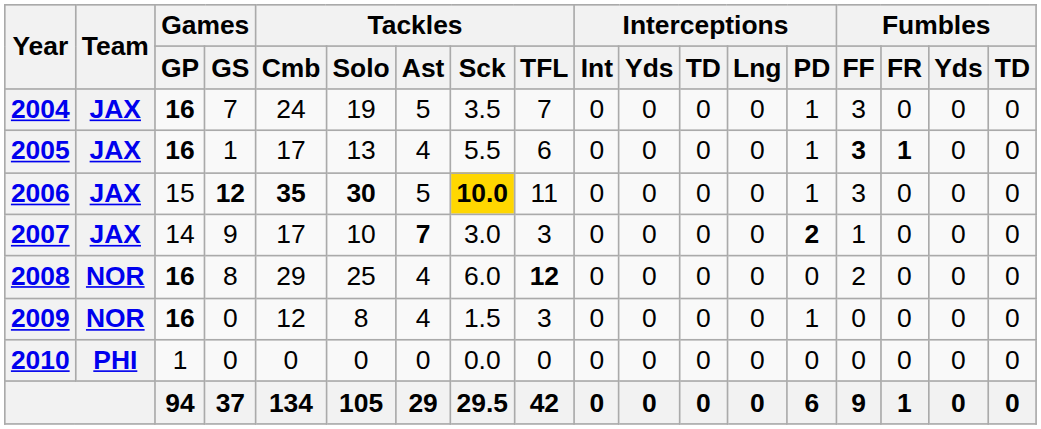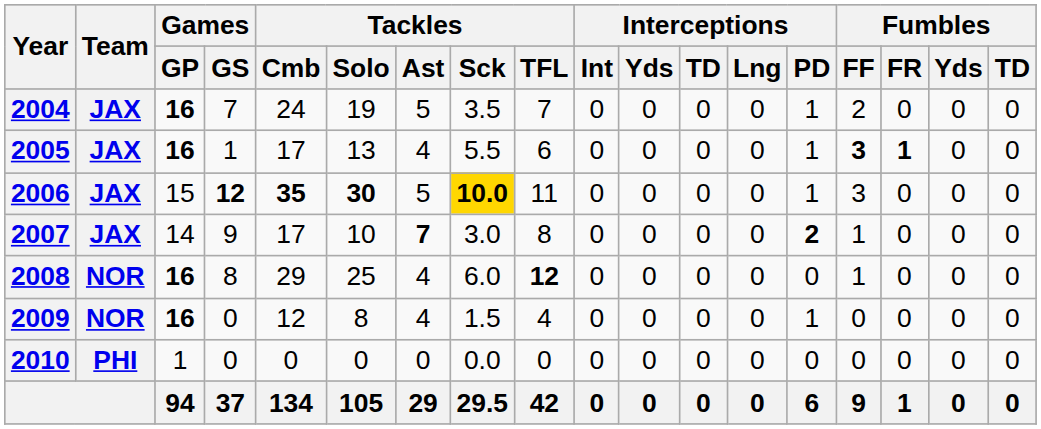(859, 109) 3 -> (859, 109) 2
(544, 234) 3 -> (544, 234) 8
(859, 276) 2 -> (859, 276) 1
(544, 318) 3 -> (544, 318) 4
